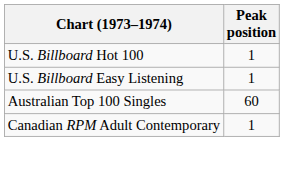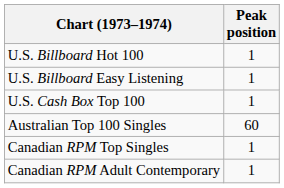+ row: (76, 101)
+ row: (88, 147)
